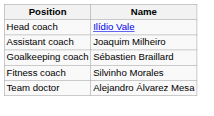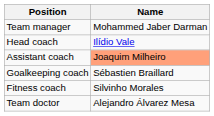+ row: (39, 27)
(129, 42) no background -> (129, 57) lightsalmon background
